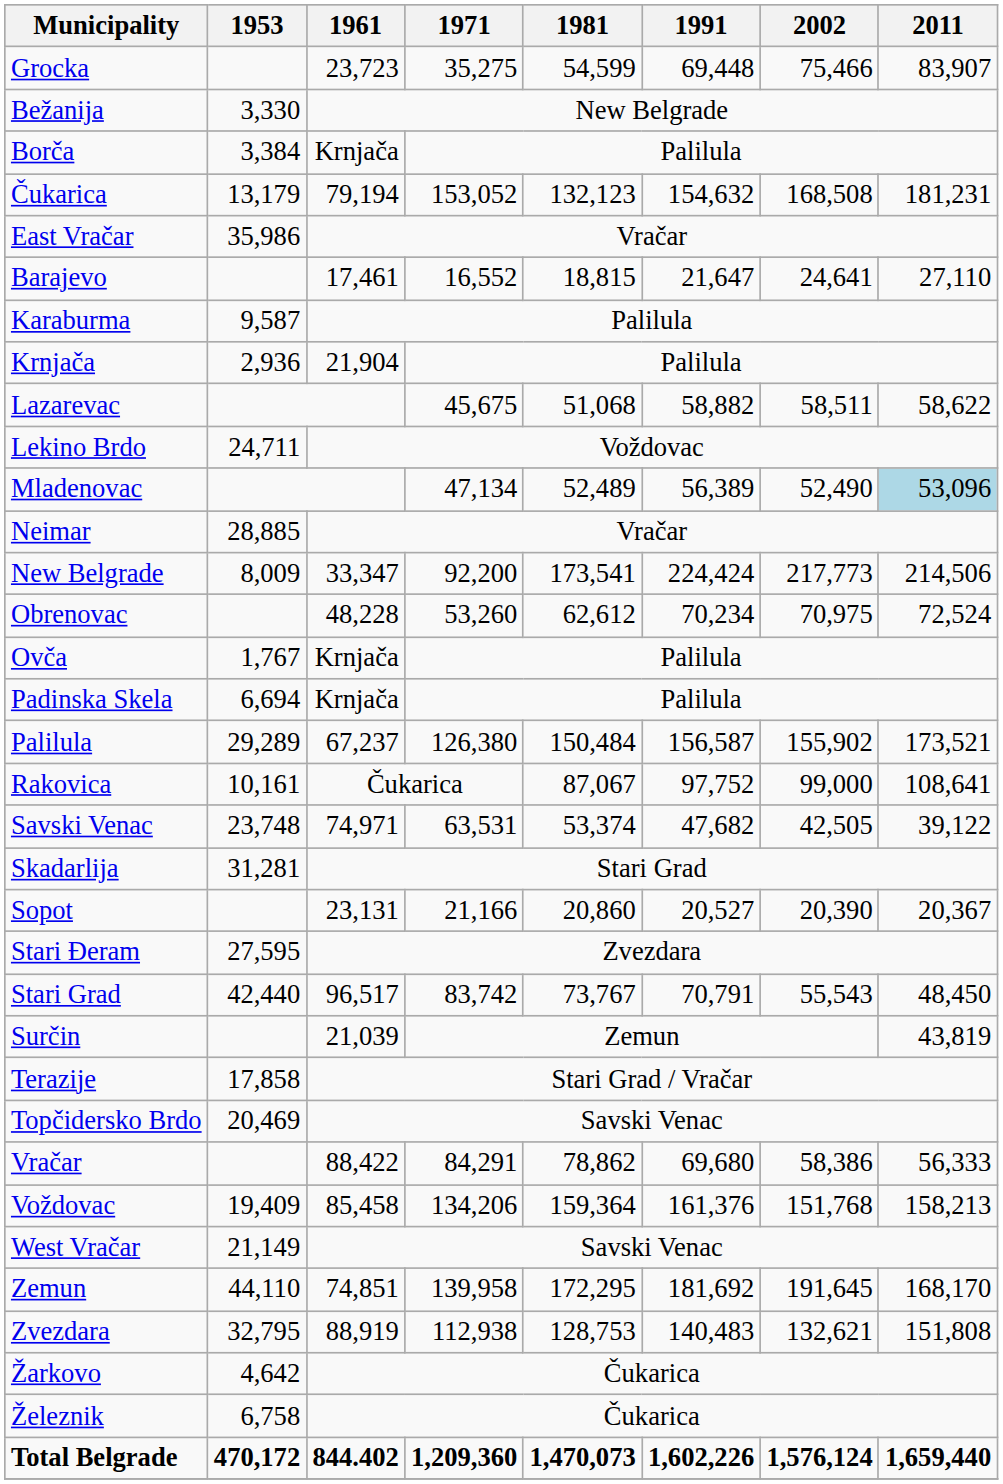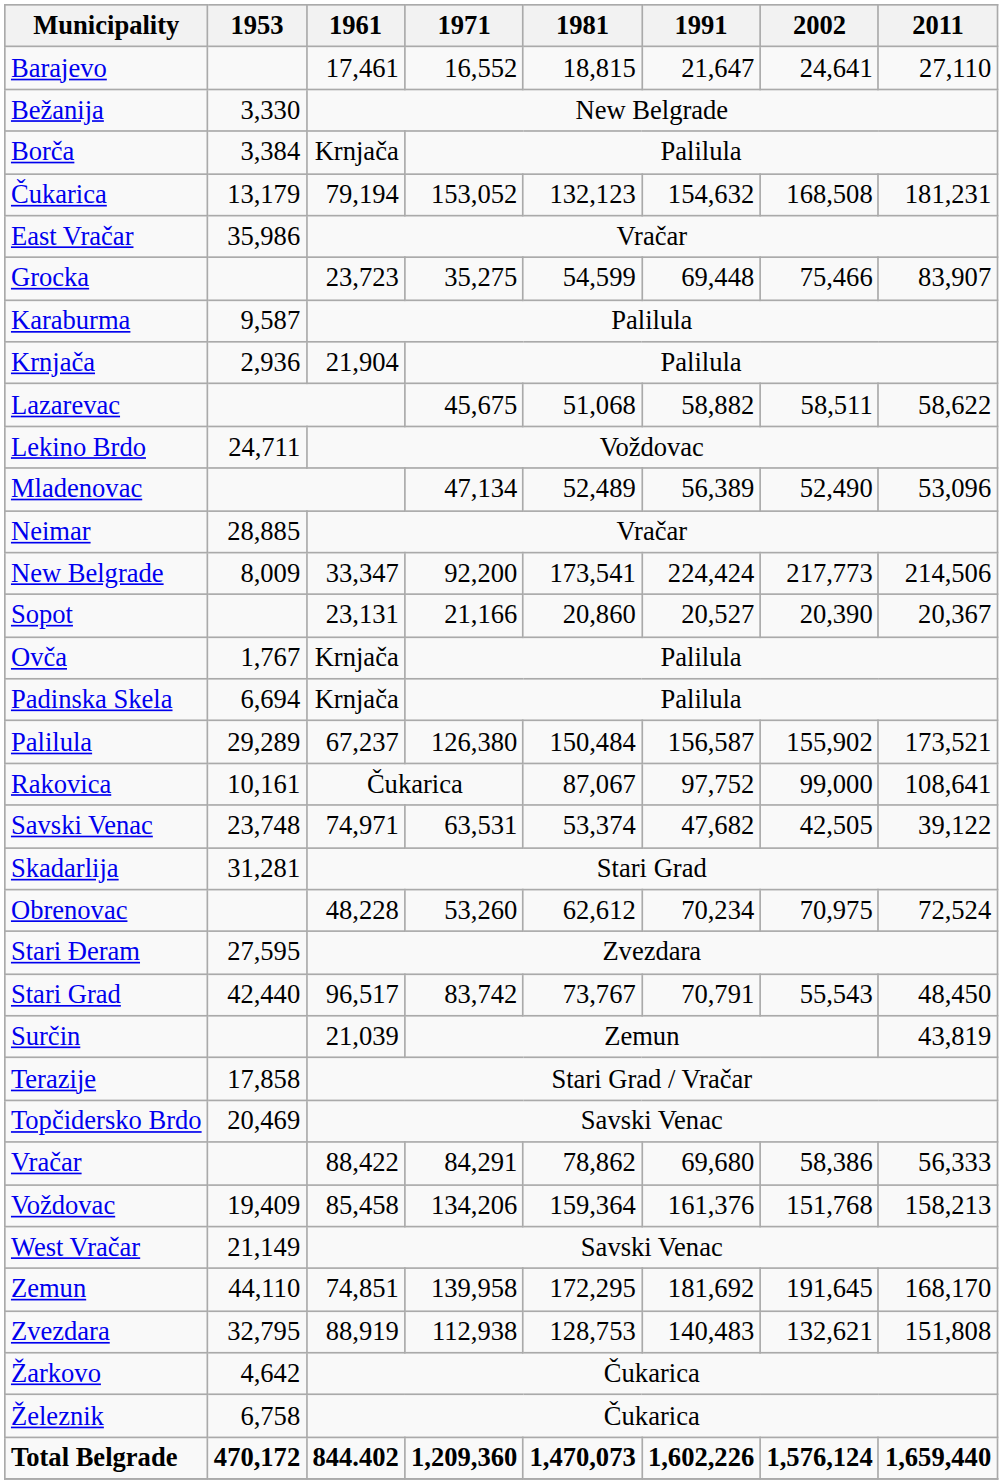rows swapped: (59, 278) <-> (50, 67)
(955, 488) lightblue background -> (955, 488) no background
rows swapped: (69, 615) <-> (42, 910)
